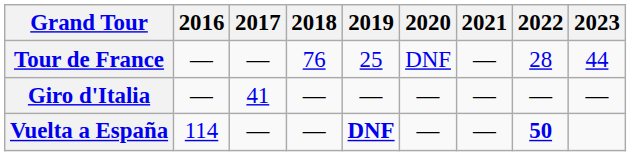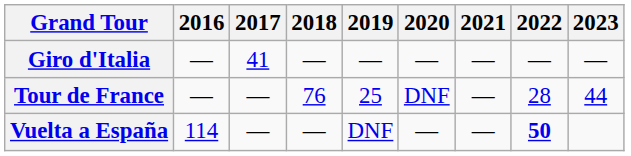rows swapped: (89, 95) <-> (89, 58)
(371, 131) bold -> (370, 131) normal
